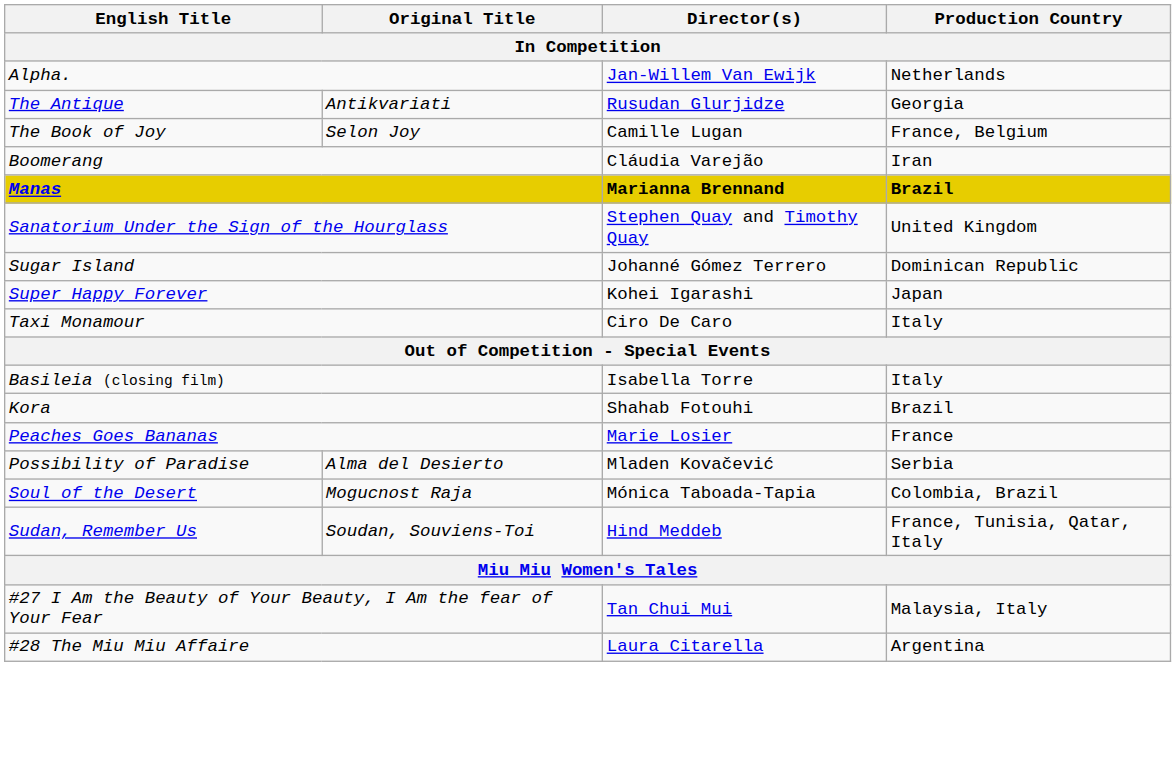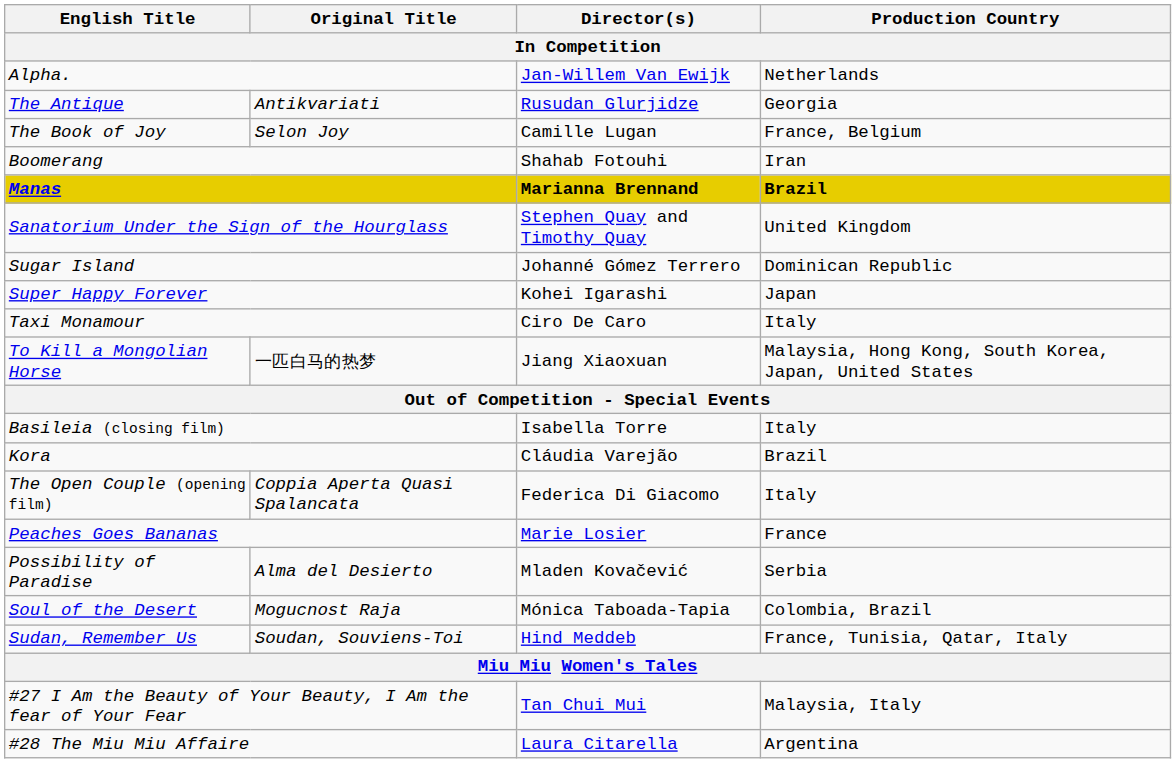(685, 161) Cláudia Varejão -> (594, 161) Shahab Fotouhi
+ row: (108, 361)
(680, 408) Shahab Fotouhi -> (599, 457) Cláudia Varejão
+ row: (127, 494)
